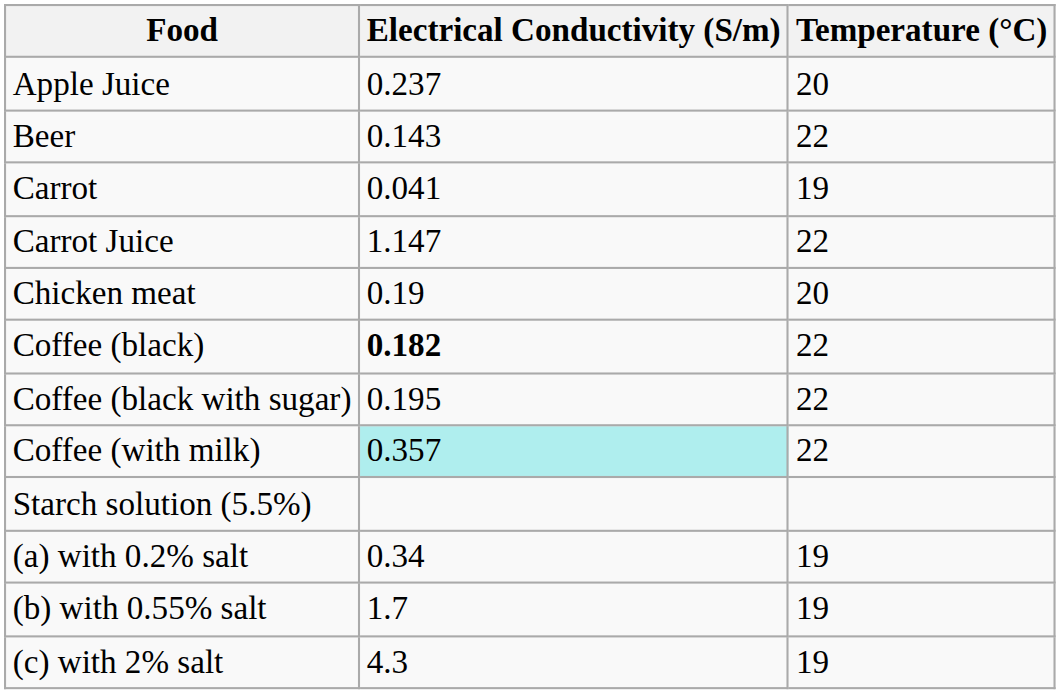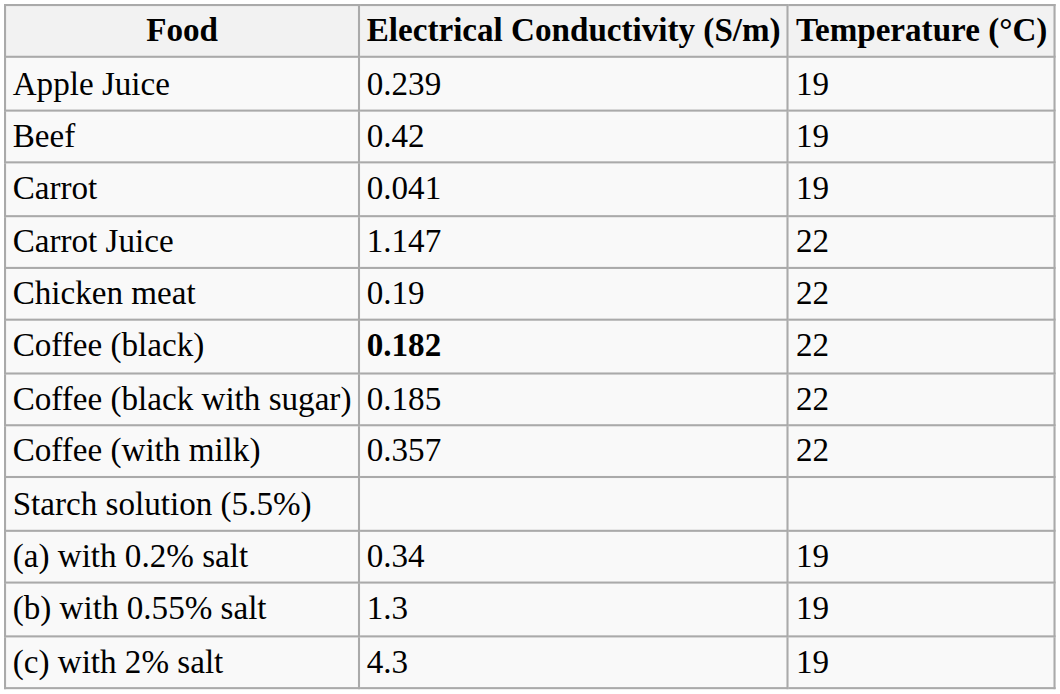(404, 83) 0.237 -> (404, 83) 0.239
(812, 83) 20 -> (812, 83) 19
+ row: (44, 135)
- row: (44, 135)
(812, 293) 20 -> (812, 293) 22
(404, 398) 0.195 -> (404, 398) 0.185
(404, 450) paleturquoise background -> (404, 450) no background
(387, 608) 1.7 -> (387, 608) 1.3
